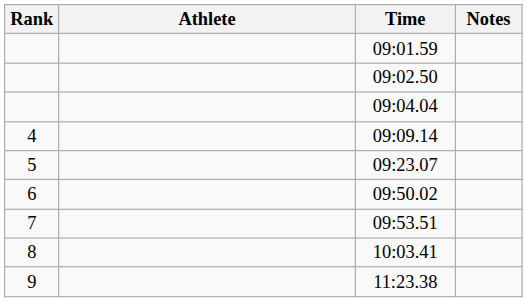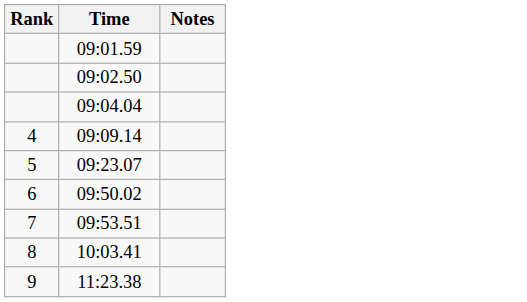- column: (207, 19)
